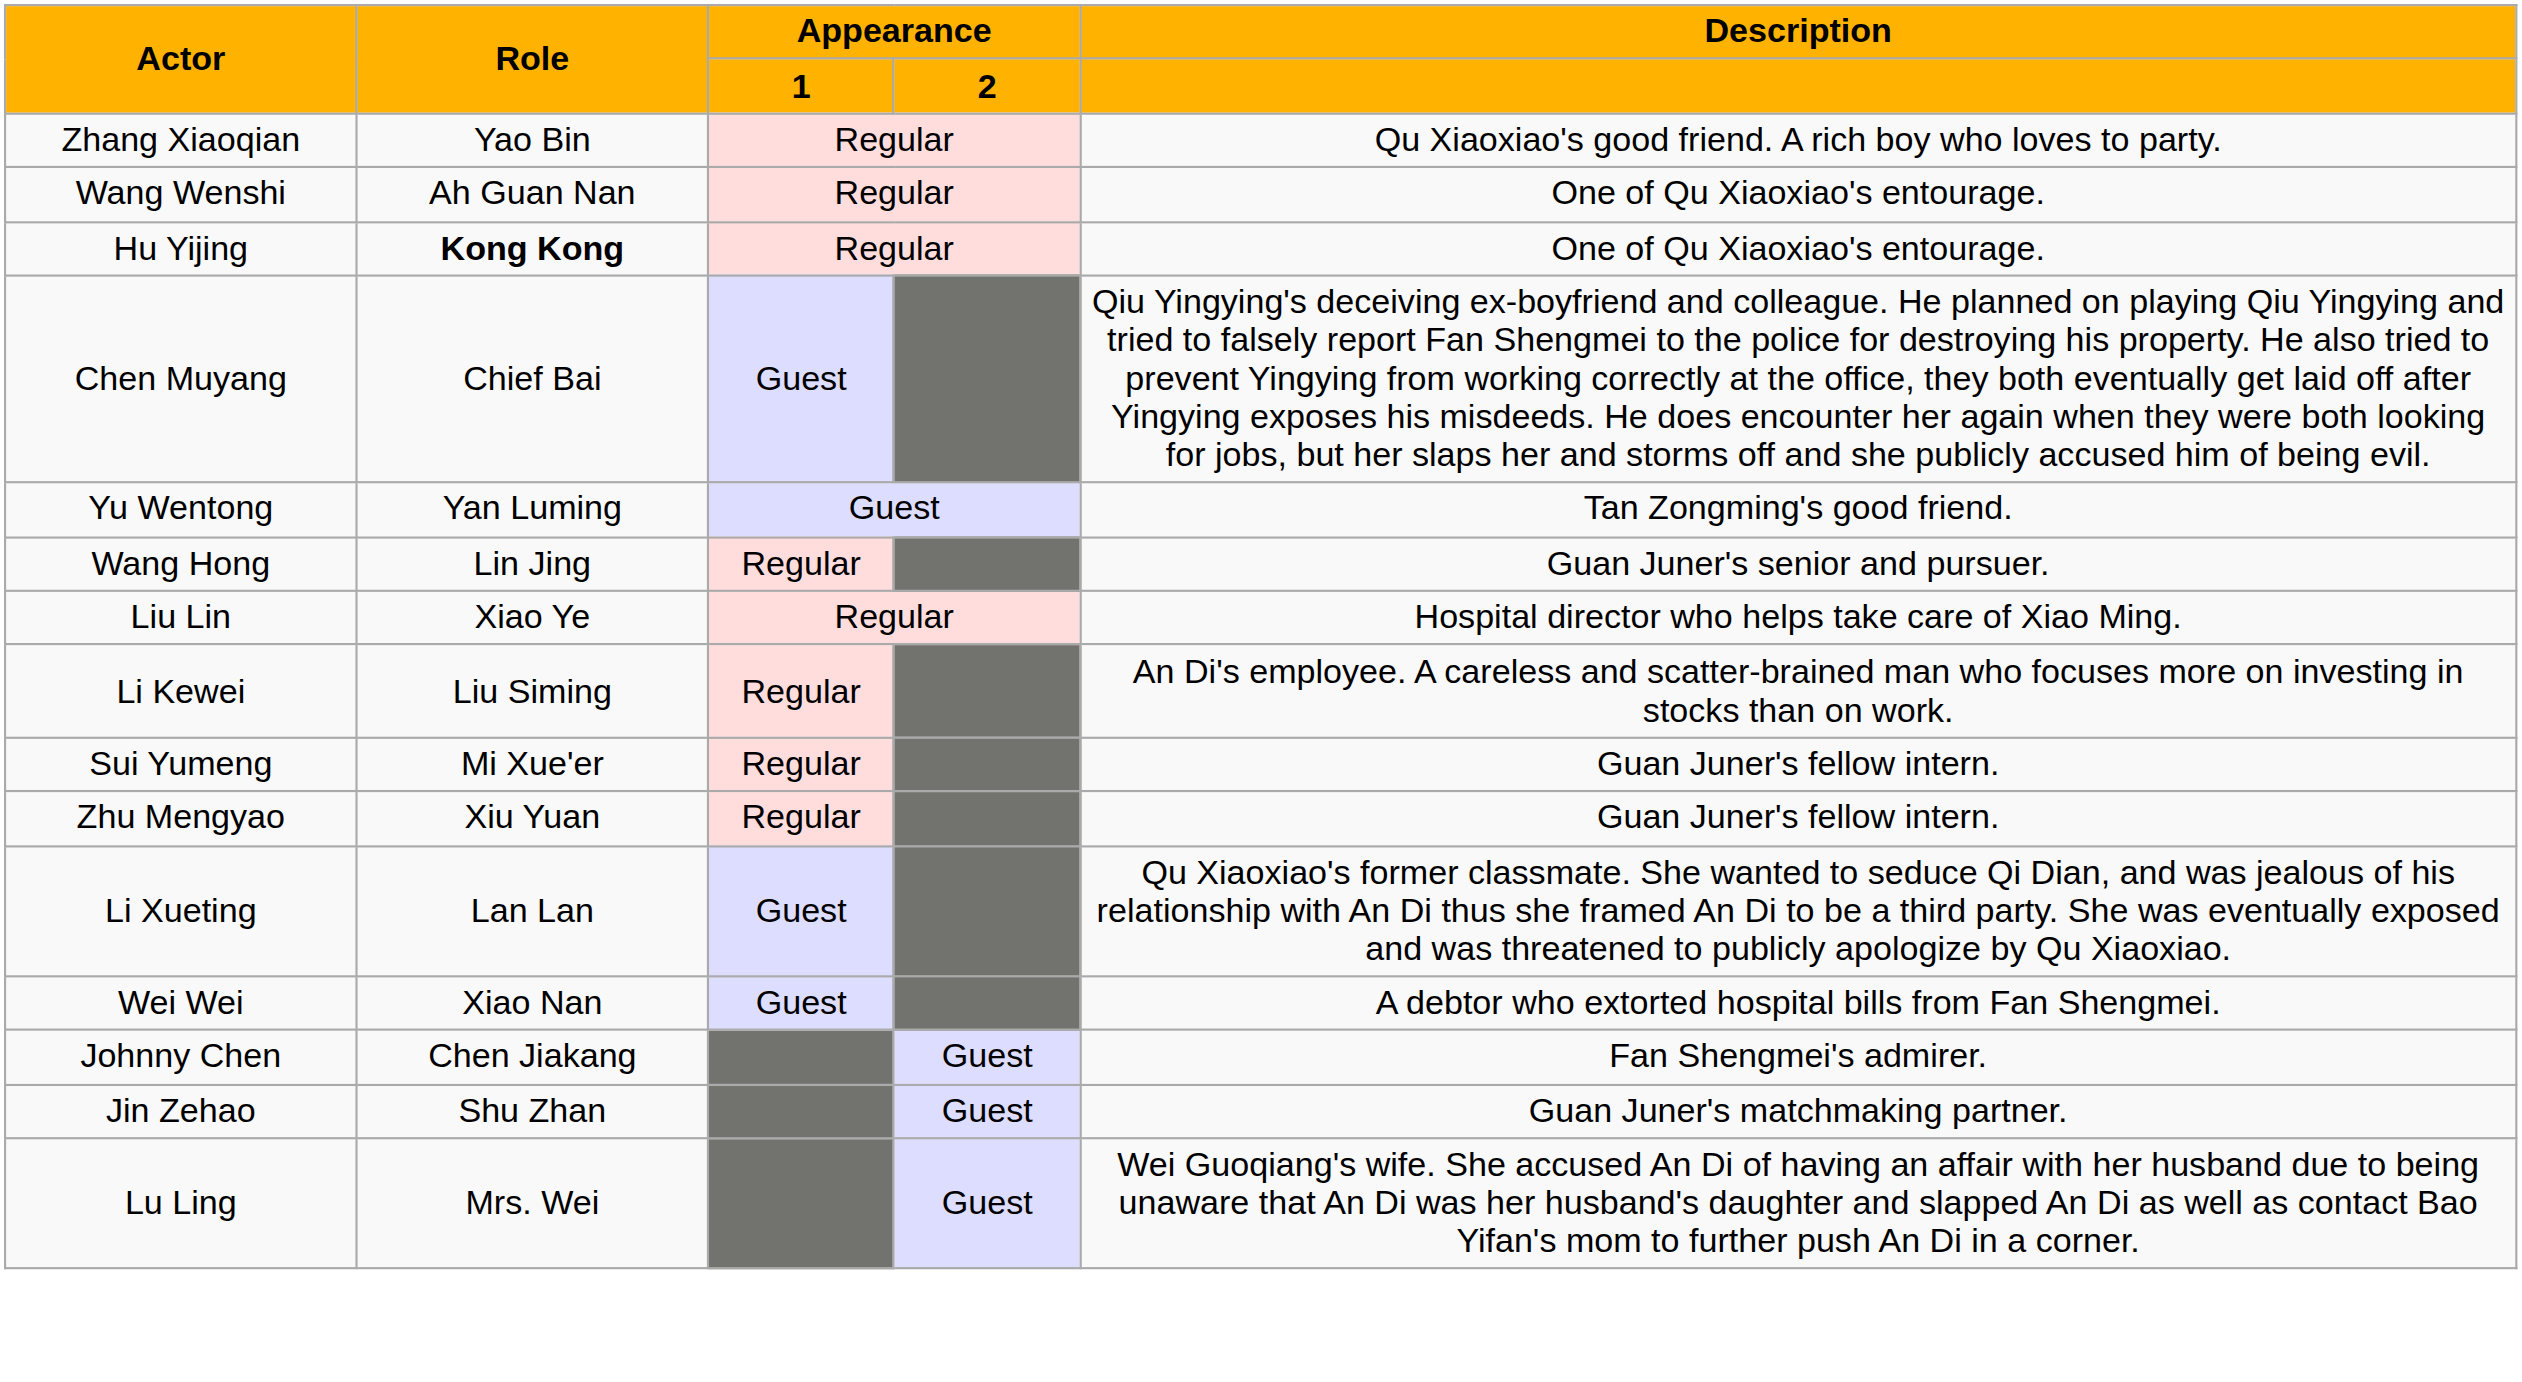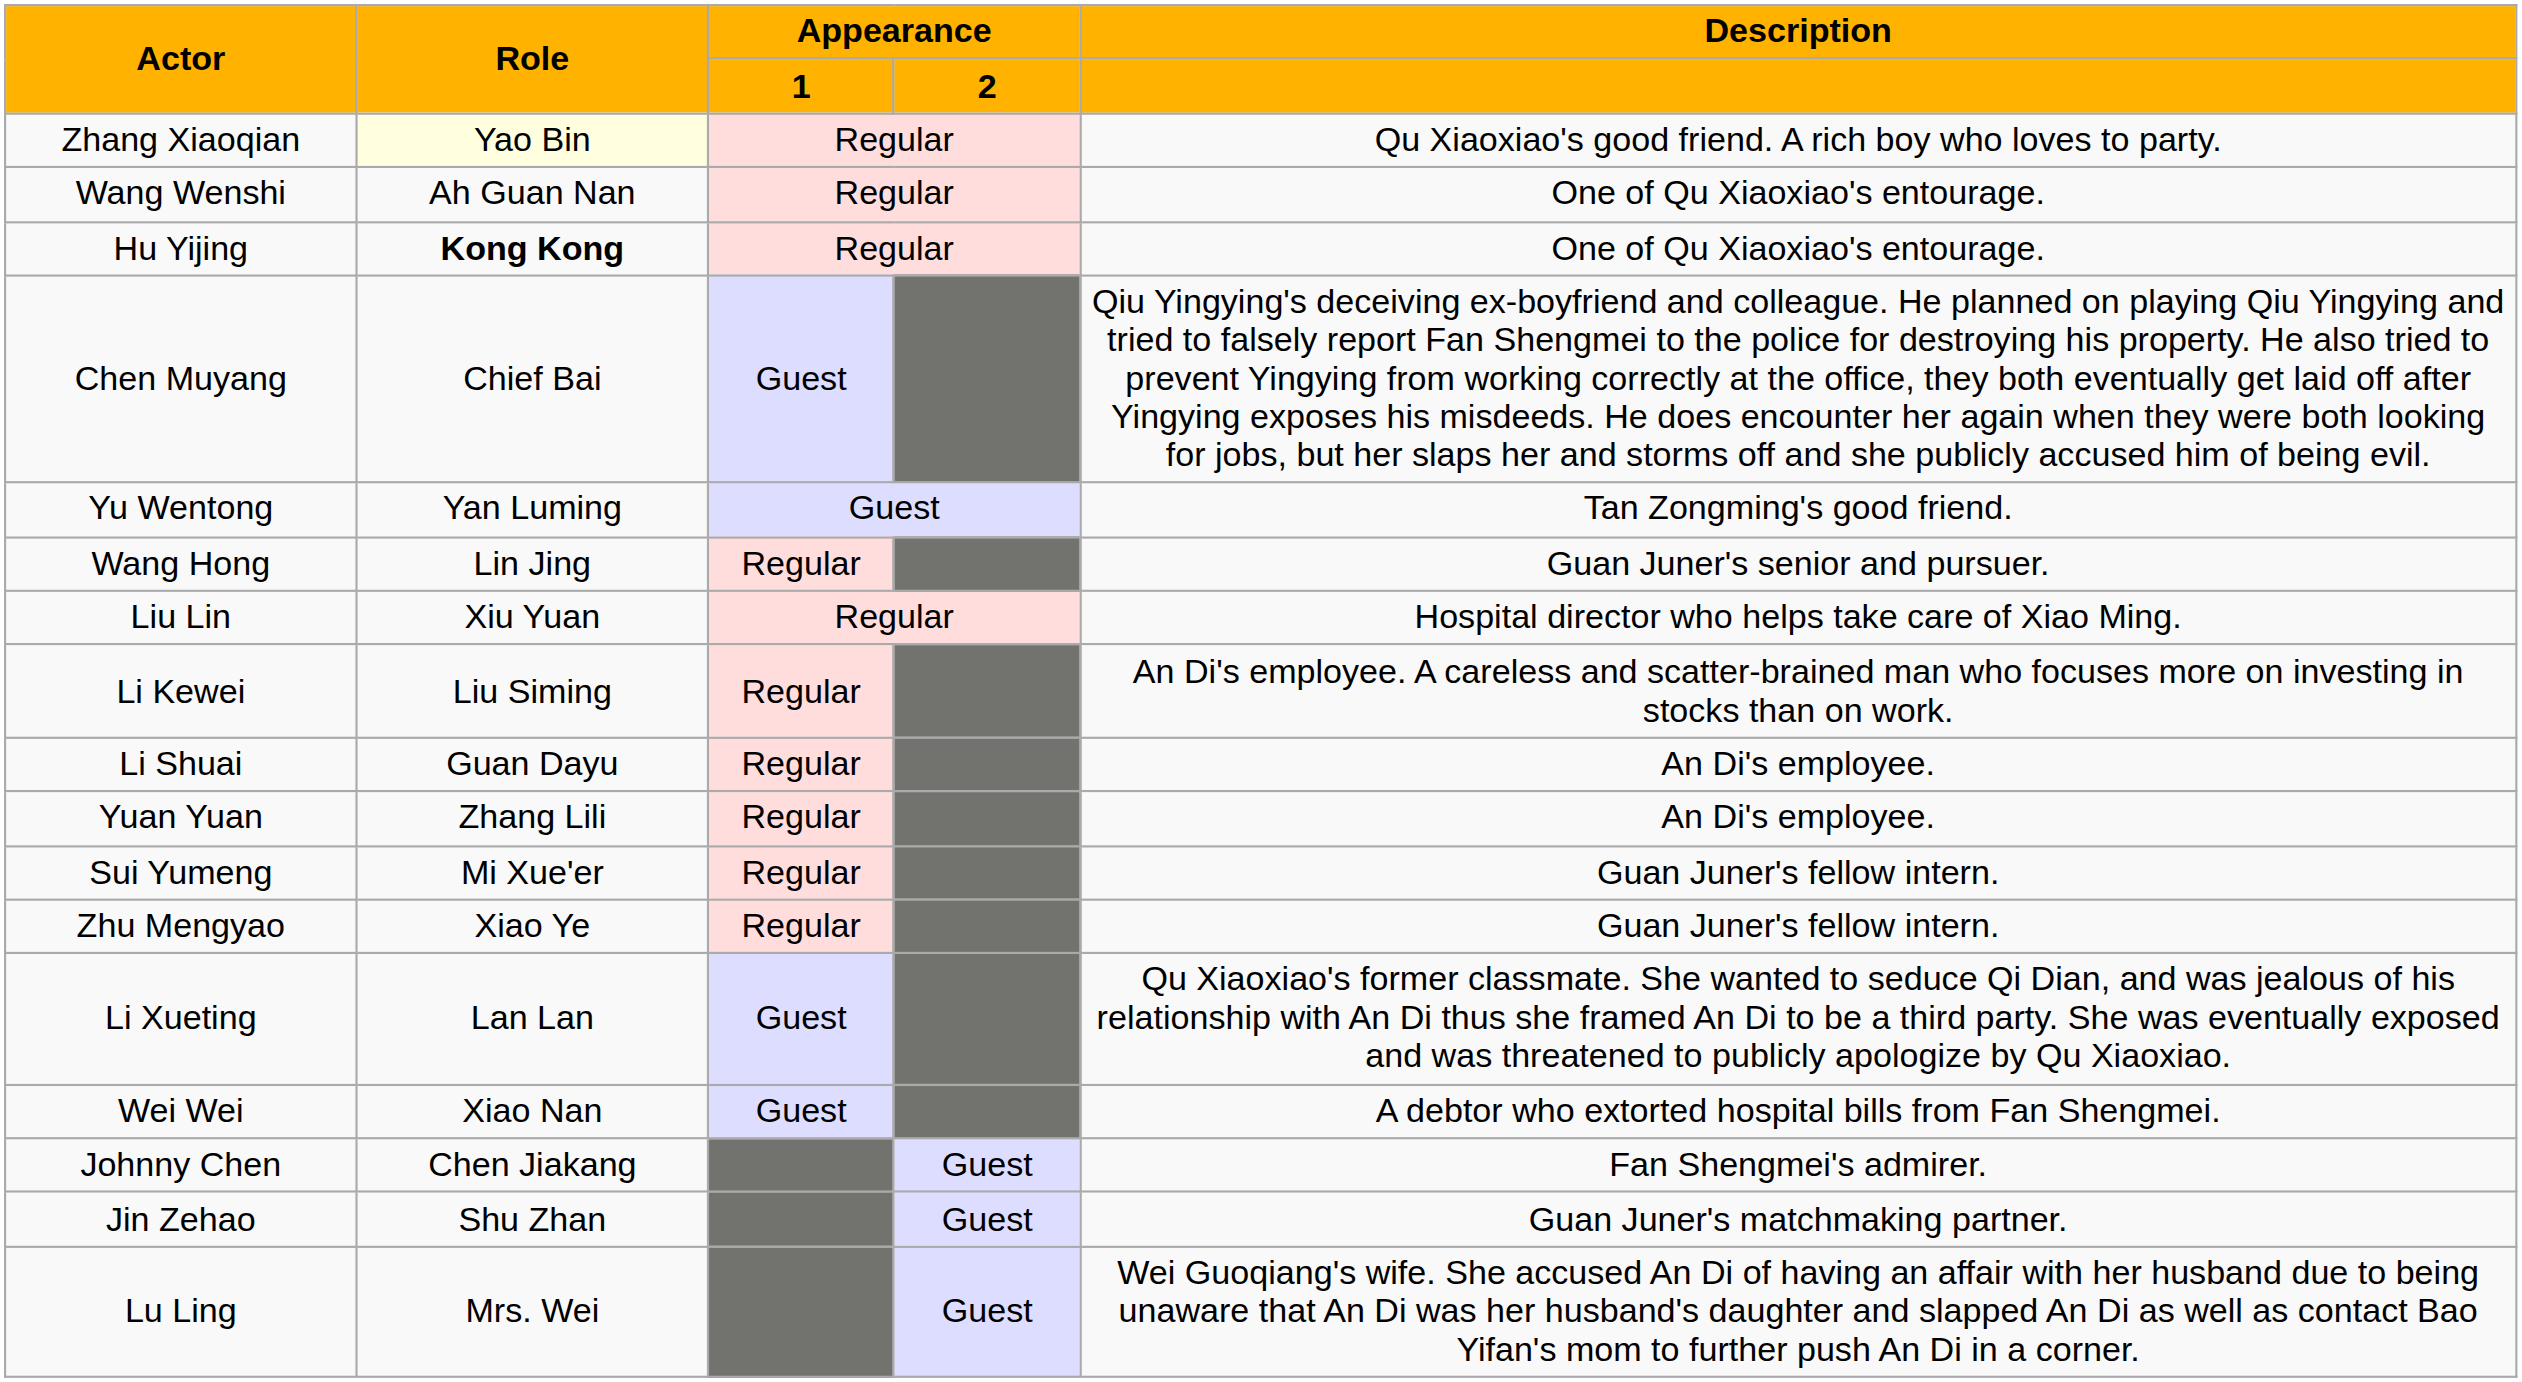(532, 139) no background -> (532, 139) lightyellow background
(532, 617) Xiao Ye -> (532, 617) Xiu Yuan
+ row: (181, 763)
+ row: (181, 817)
(532, 817) Xiu Yuan -> (532, 925) Xiao Ye
